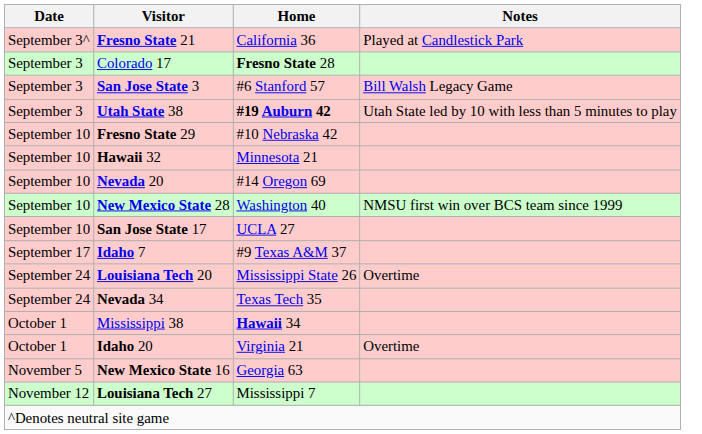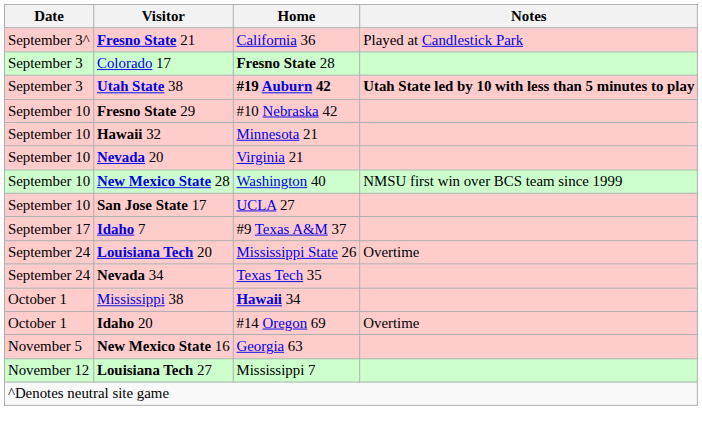- row: (148, 87)
(520, 110) normal -> (529, 87) bold
(281, 181) #14 Oregon 69 -> (270, 157) Virginia 21
(270, 346) Virginia 21 -> (281, 323) #14 Oregon 69
